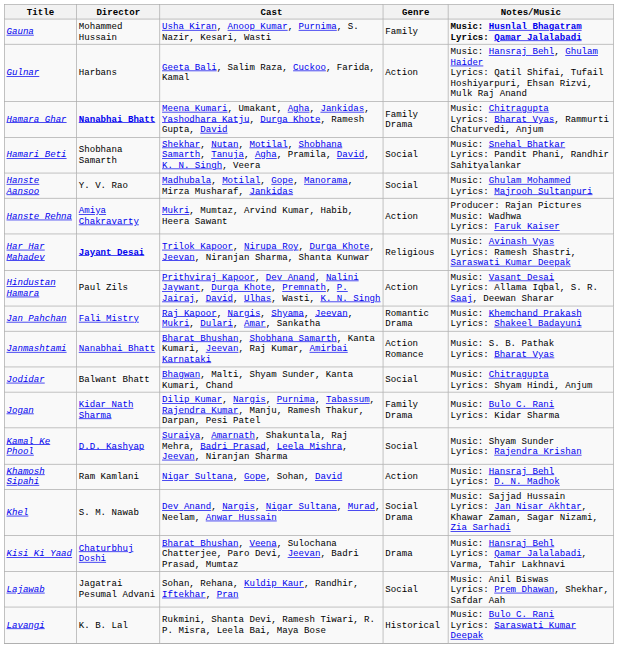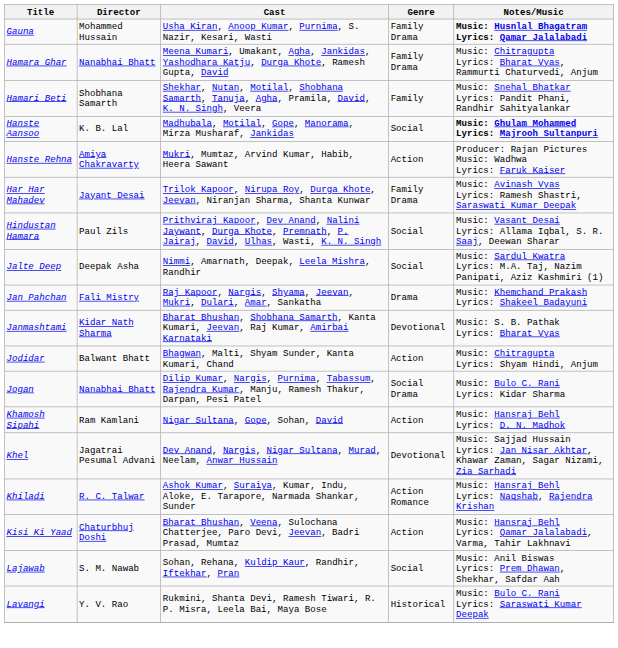(402, 32) Family -> (407, 32) Family Drama
- row: (23, 73)
(117, 119) bold -> (117, 62) normal
(402, 155) Social -> (407, 98) Family
(103, 186) Y. V. Rao -> (104, 129) K. B. Lal
(522, 186) normal -> (527, 129) bold
(112, 252) bold -> (112, 195) normal
(410, 252) Religious -> (407, 195) Family Drama
(402, 288) Action -> (407, 231) Social
+ row: (34, 267)
(407, 318) Romantic Drama -> (404, 297) Drama
(117, 349) Nanabhai Bhatt -> (106, 328) Kidar Nath Sharma
(404, 349) Action Romance -> (418, 328) Devotional
(402, 380) Social -> (407, 359) Action
(106, 410) Kidar Nath Sharma -> (117, 389) Nanabhai Bhatt
(402, 410) Family Drama -> (407, 389) Social Drama
- row: (28, 446)
(109, 512) S. M. Nawab -> (117, 456) Jagatrai Pesumal Advani
(402, 512) Social Drama -> (418, 456) Devotional
+ row: (26, 497)
(399, 554) Drama -> (407, 533) Action
(117, 589) Jagatrai Pesumal Advani -> (109, 568) S. M. Nawab
(103, 625) K. B. Lal -> (104, 604) Y. V. Rao
